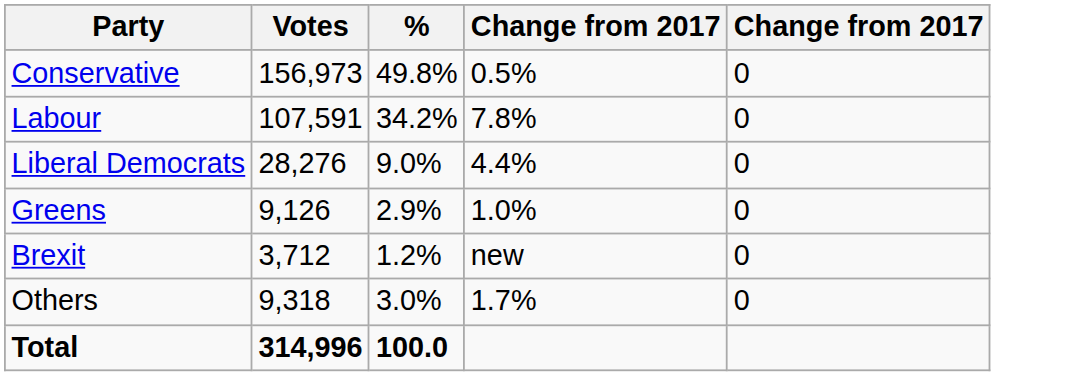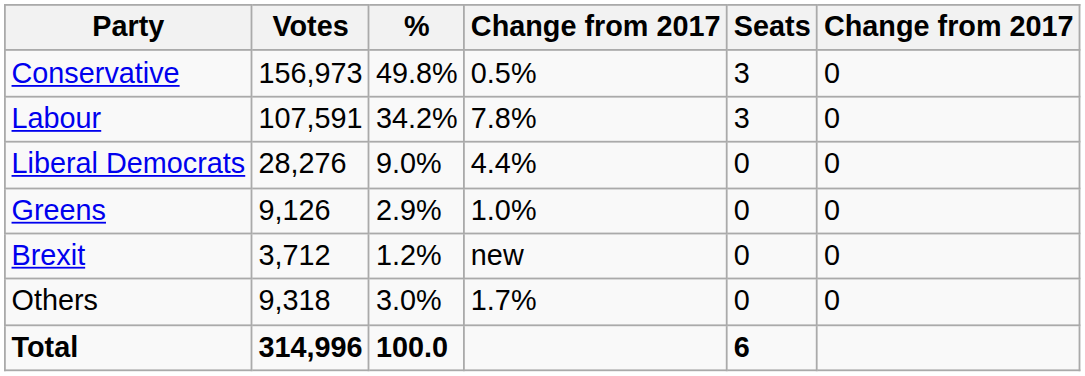+ column: (772, 27)
